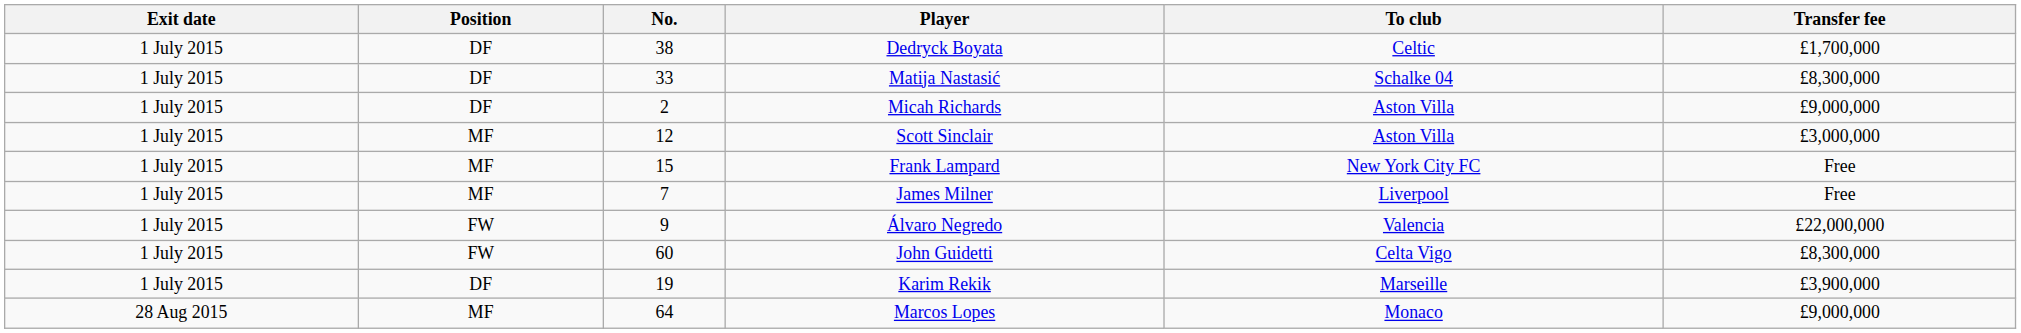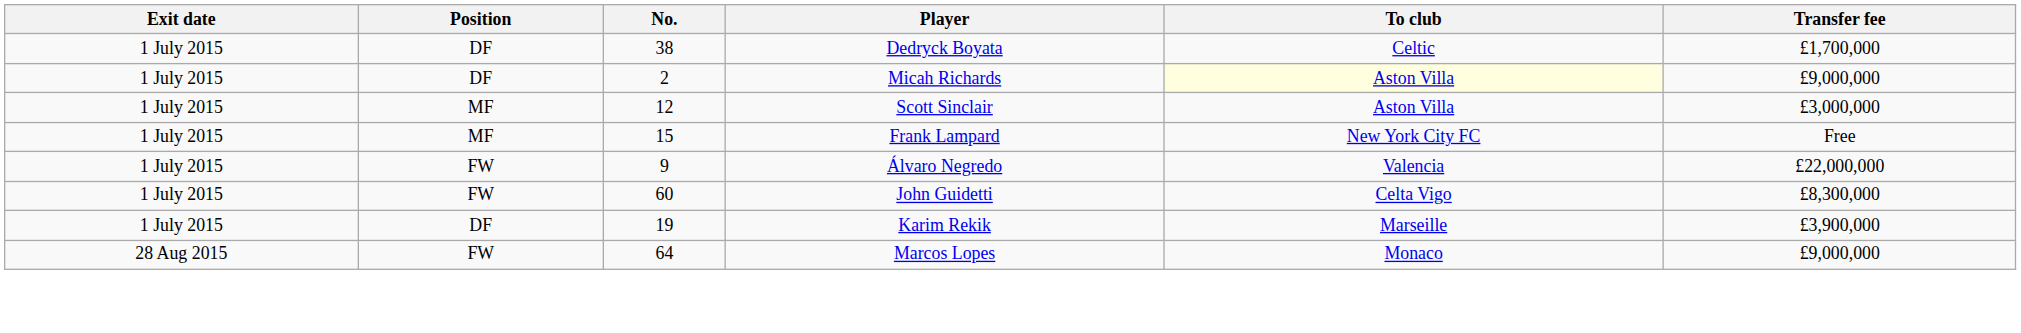- row: (945, 77)
(1414, 106) no background -> (1414, 77) lightyellow background
- row: (945, 195)
(481, 312) MF -> (481, 253) FW
